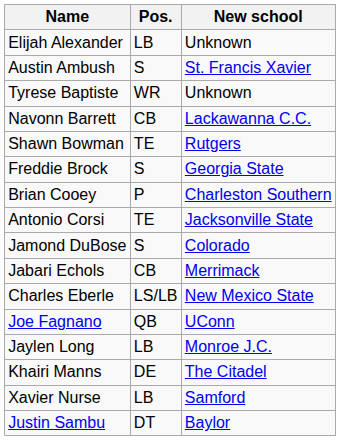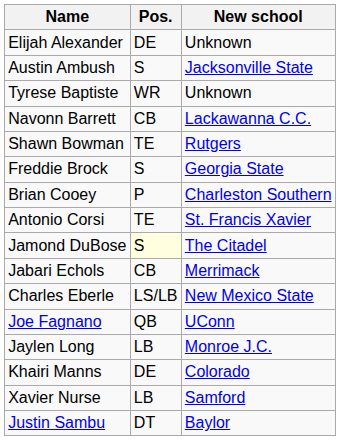(144, 42) LB -> (145, 42) DE
(248, 67) St. Francis Xavier -> (249, 67) Jacksonville State
(249, 220) Jacksonville State -> (248, 220) St. Francis Xavier
(139, 245) no background -> (139, 245) lightyellow background
(217, 245) Colorado -> (226, 245) The Citadel
(226, 372) The Citadel -> (217, 372) Colorado
